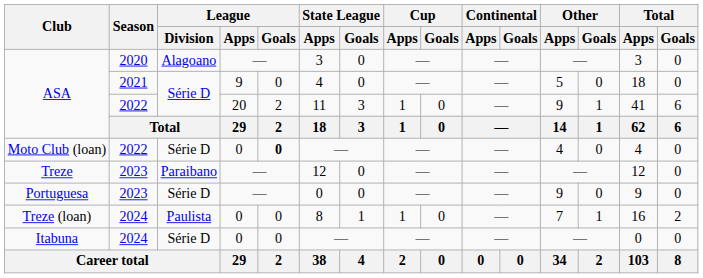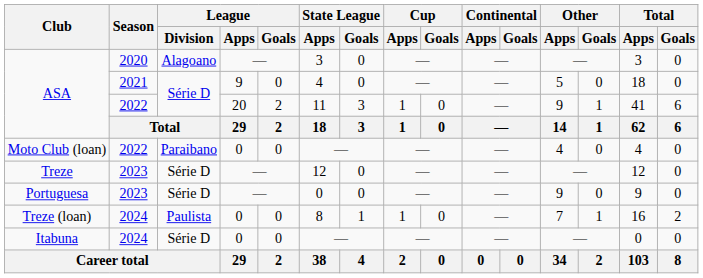(189, 149) Série D -> (189, 149) Paraibano
(279, 149) bold -> (279, 149) normal
(189, 171) Paraibano -> (189, 171) Série D
